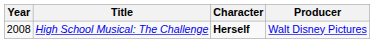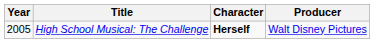(19, 30) 2008 -> (19, 30) 2005
